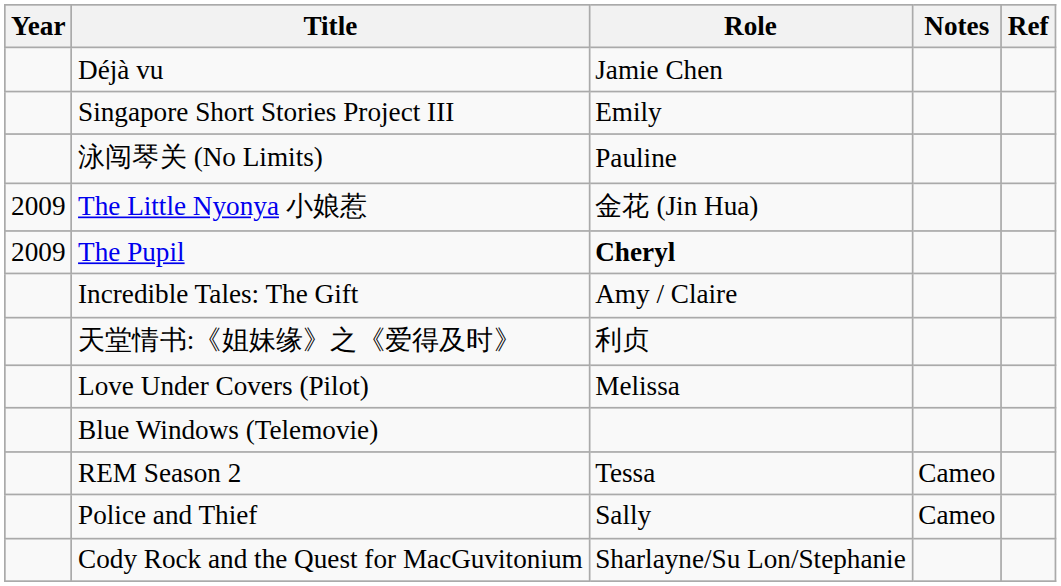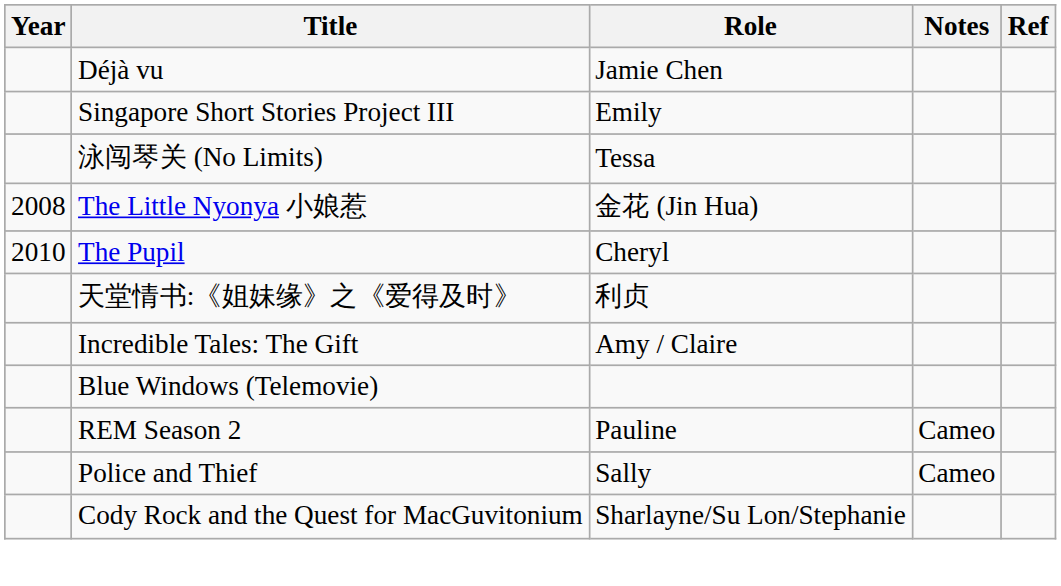(636, 158) Pauline -> (625, 158) Tessa
(38, 206) 2009 -> (38, 206) 2008
(38, 251) 2009 -> (38, 251) 2010
(635, 251) bold -> (632, 251) normal
rows swapped: (299, 339) <-> (218, 295)
- row: (223, 386)
(625, 472) Tessa -> (636, 429) Pauline
